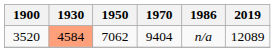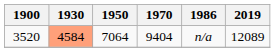(115, 36) 7062 -> (115, 36) 7064
